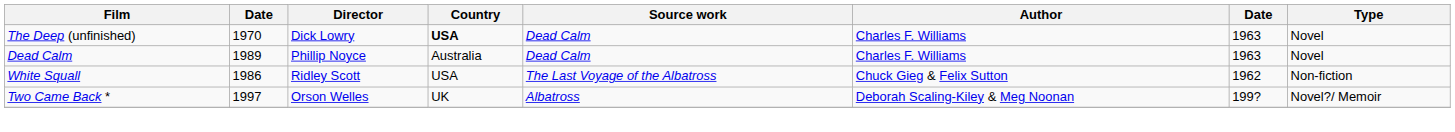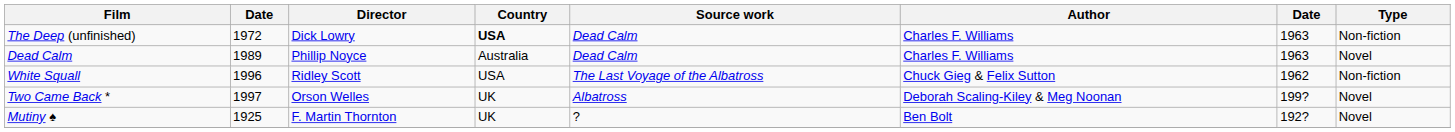(247, 35) 1970 -> (247, 35) 1972
(1307, 35) Novel -> (1370, 35) Non-fiction
(247, 76) 1986 -> (247, 76) 1996
(1336, 96) Novel?/ Memoir -> (1355, 96) Novel
+ row: (32, 117)
